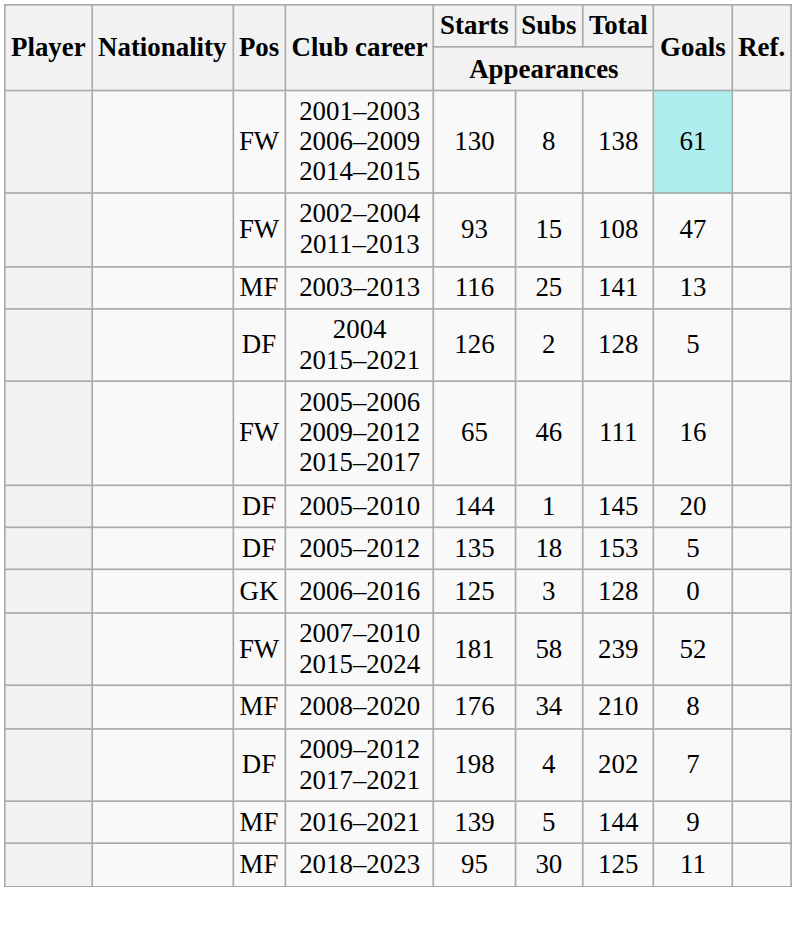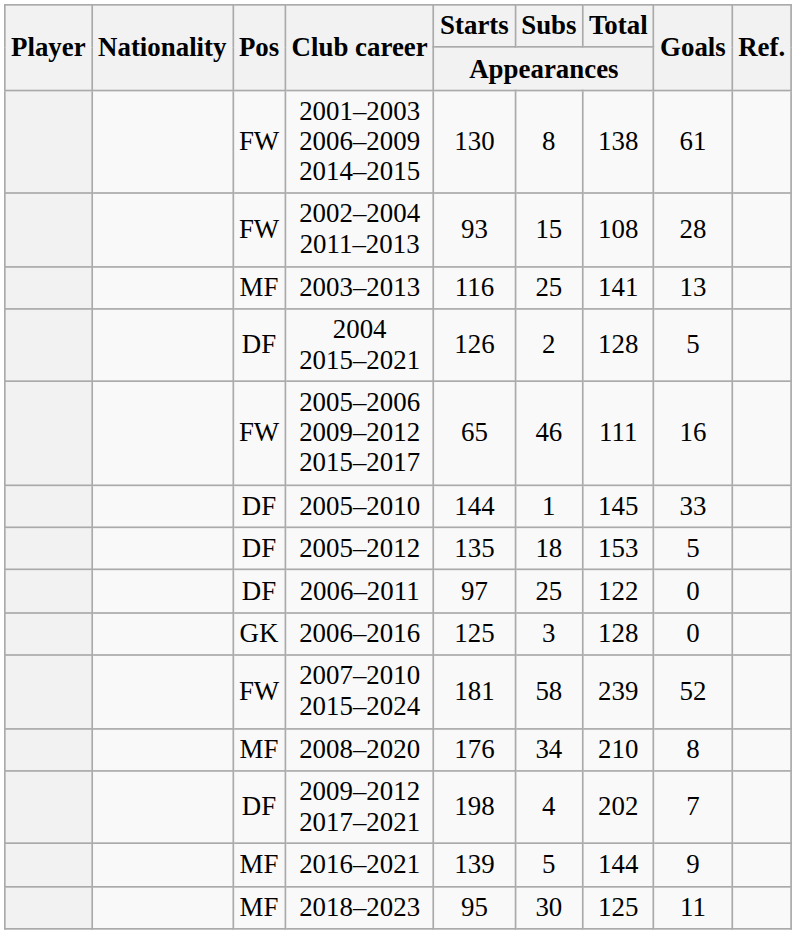(693, 141) paleturquoise background -> (693, 141) no background
(693, 229) 47 -> (693, 229) 28
(693, 505) 20 -> (693, 505) 33
+ row: (360, 590)
